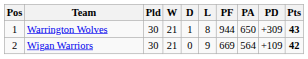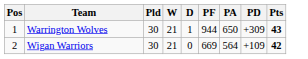- column: (208, 12)
